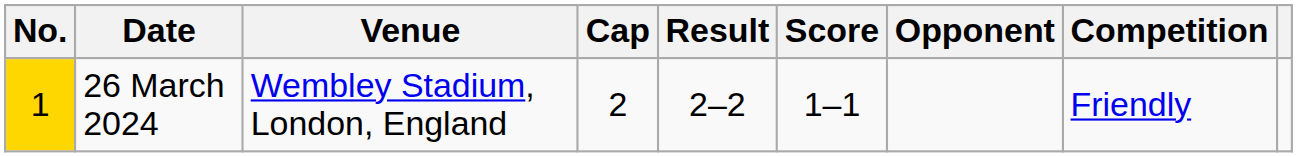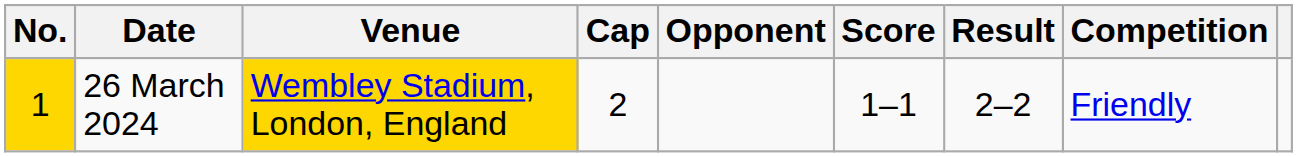columns swapped: (975, 31) <-> (717, 31)
(393, 104) no background -> (393, 104) gold background
